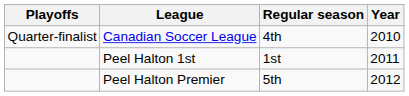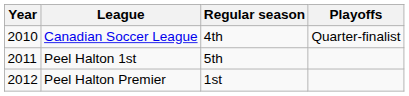columns swapped: (385, 15) <-> (52, 15)
(272, 58) 1st -> (213, 58) 5th
(272, 79) 5th -> (213, 79) 1st
